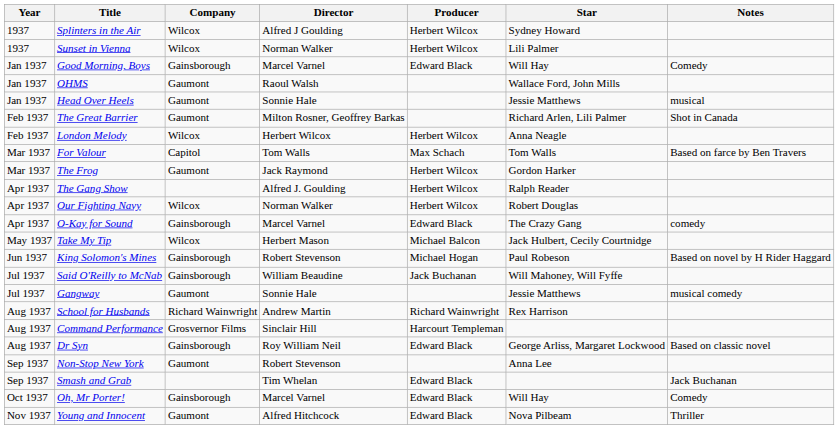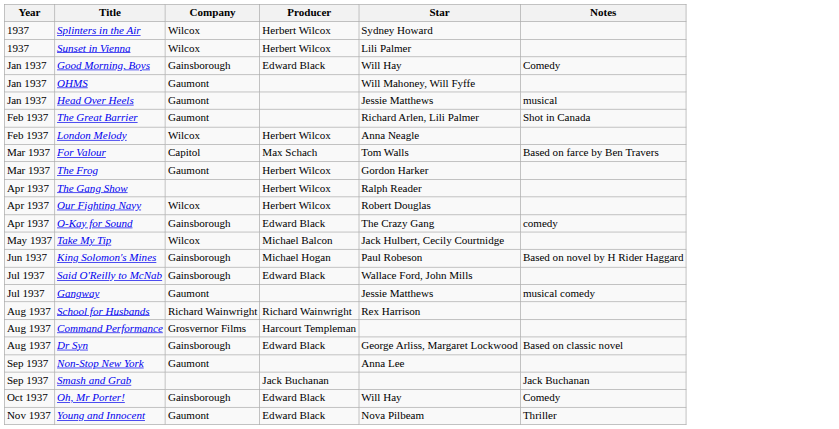- column: (333, 13)
(564, 83) Wallace Ford, John Mills -> (418, 83) Will Mahoney, Will Fyffe
(443, 275) Jack Buchanan -> (294, 275) Edward Black
(565, 275) Will Mahoney, Will Fyffe -> (417, 275) Wallace Ford, John Mills
(441, 380) Edward Black -> (296, 380) Jack Buchanan
